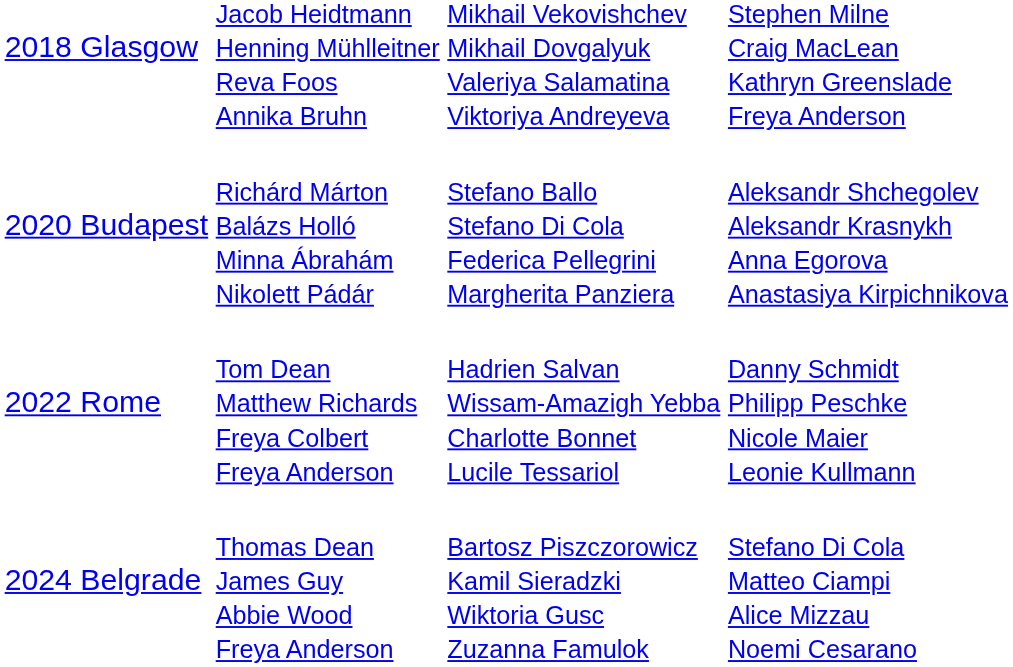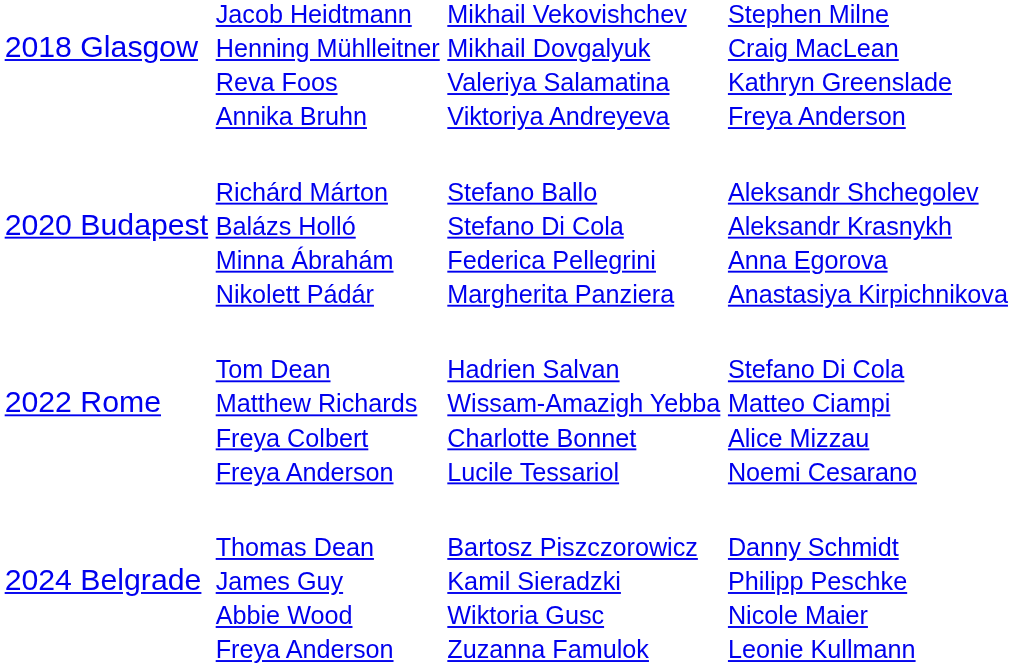(822, 421) Danny Schmidt Philipp Peschke Nicole Maier Leonie Kullmann -> (822, 421) Stefano Di Cola Matteo Ciampi Alice Mizzau Noemi Cesarano
(822, 599) Stefano Di Cola Matteo Ciampi Alice Mizzau Noemi Cesarano -> (822, 599) Danny Schmidt Philipp Peschke Nicole Maier Leonie Kullmann
